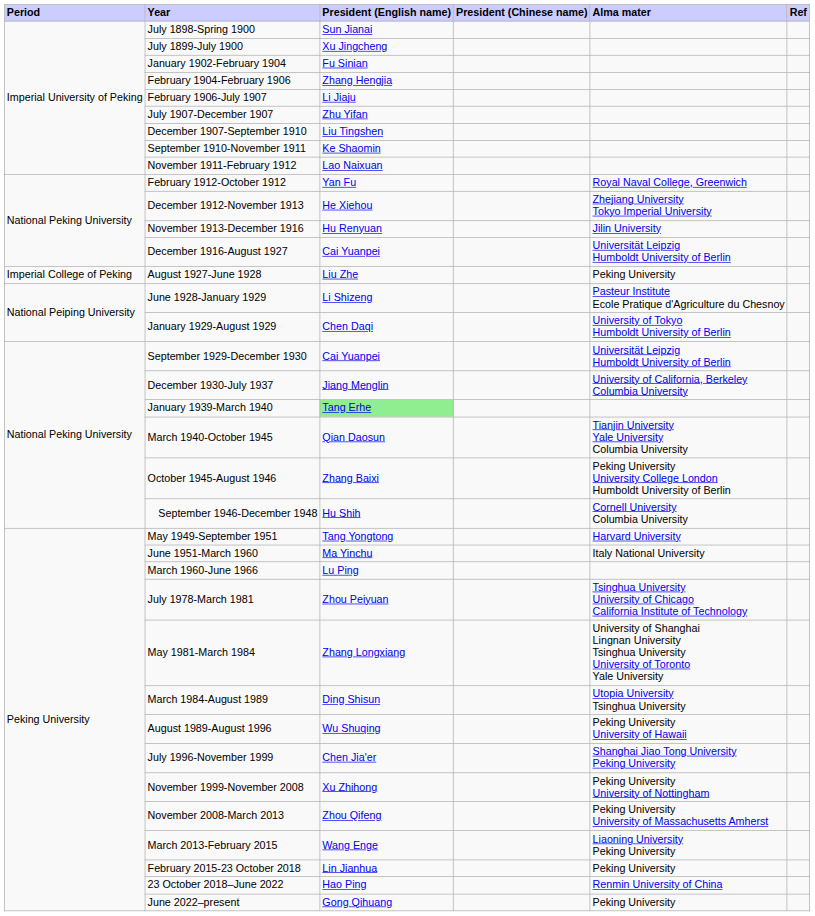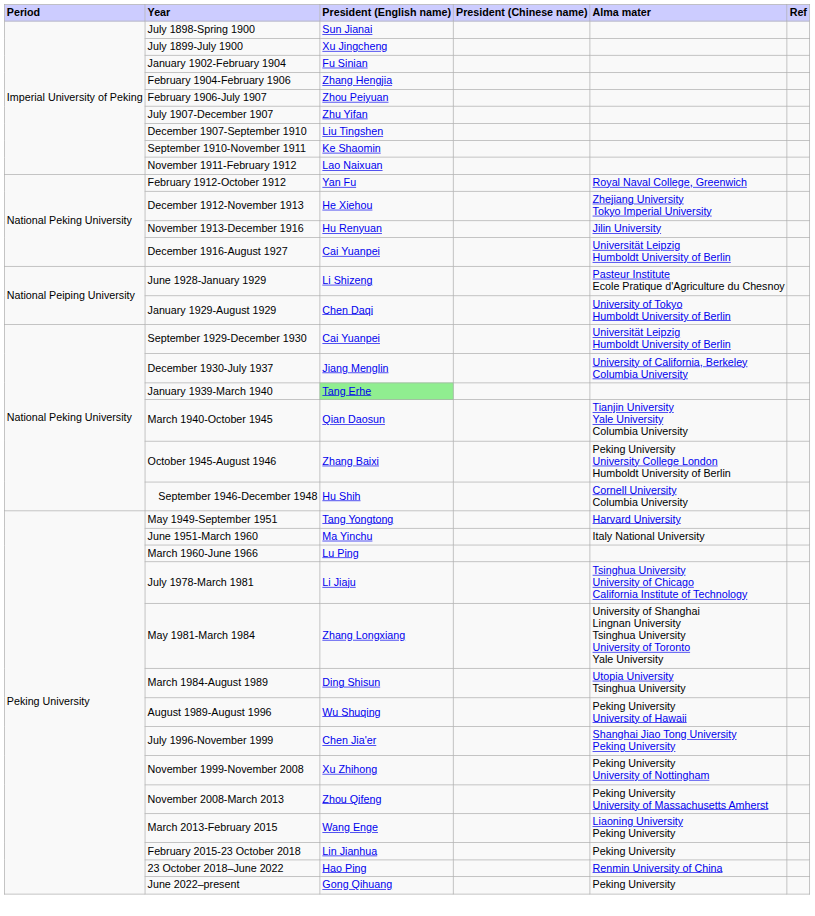(339, 98) Li Jiaju -> (355, 98) Zhou Peiyuan
- row: (205, 275)
(355, 599) Zhou Peiyuan -> (339, 582) Li Jiaju
